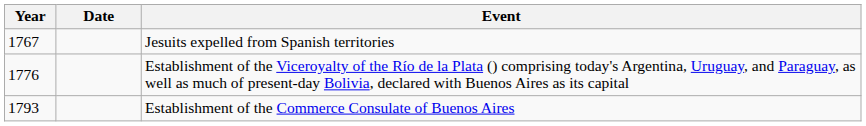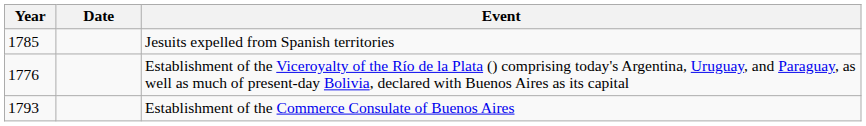(24, 41) 1767 -> (24, 41) 1785
